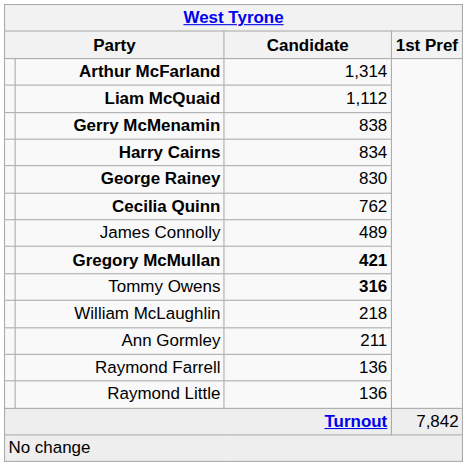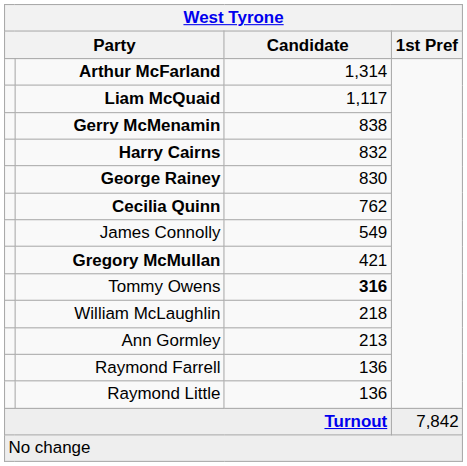(367, 98) 1,112 -> (367, 98) 1,117
(373, 152) 834 -> (373, 152) 832
(373, 233) 489 -> (373, 233) 549
(373, 260) bold -> (373, 260) normal
(374, 340) 211 -> (373, 340) 213
